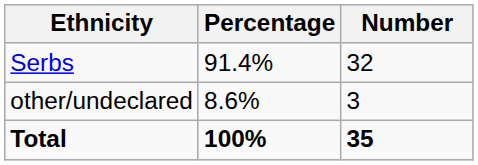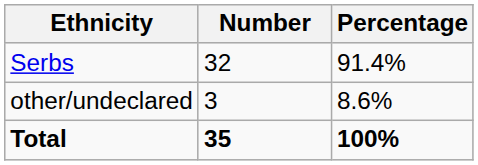columns swapped: (407, 23) <-> (270, 23)
